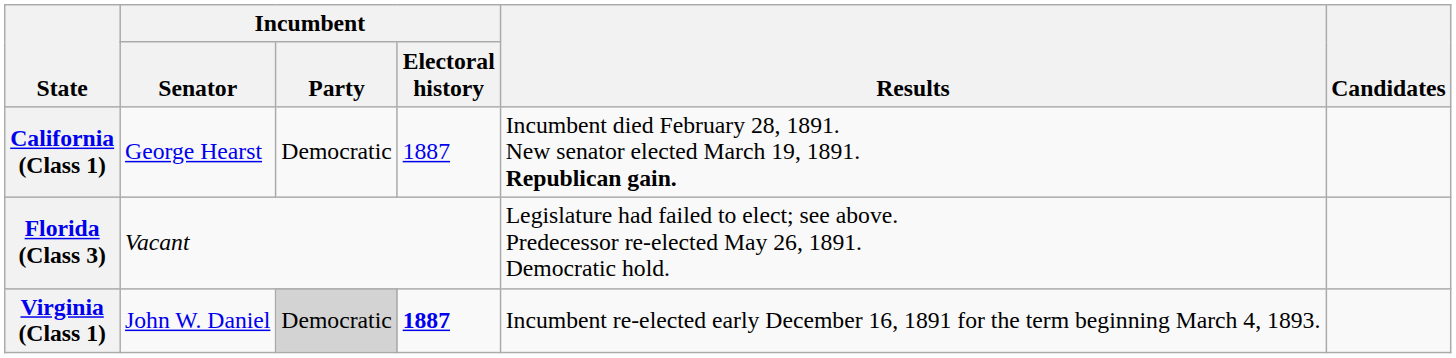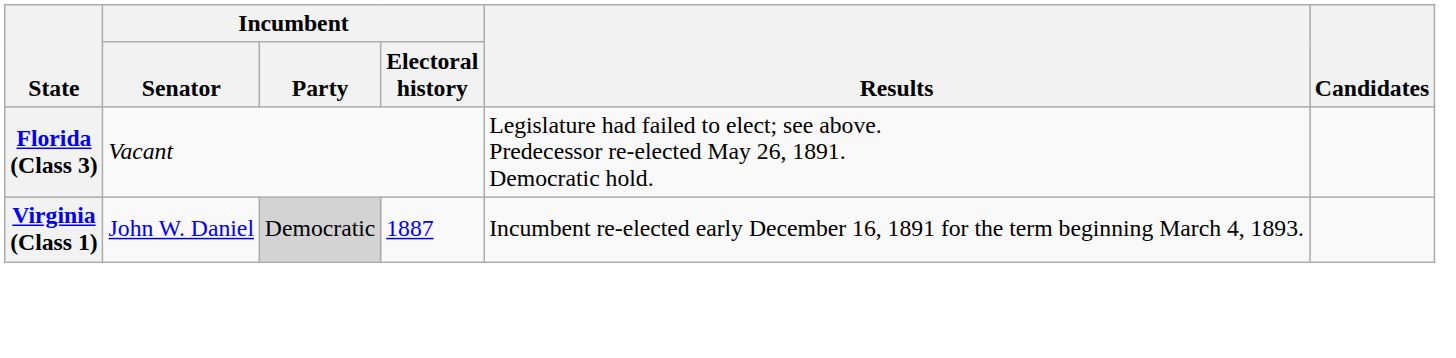- row: (62, 151)
(426, 320) bold -> (410, 229) normal
